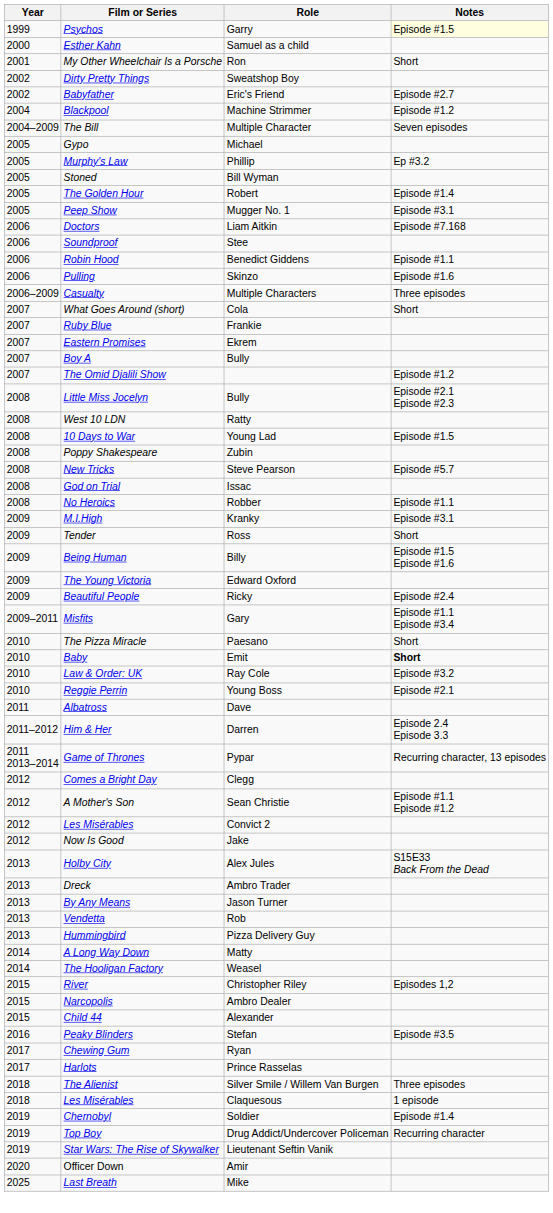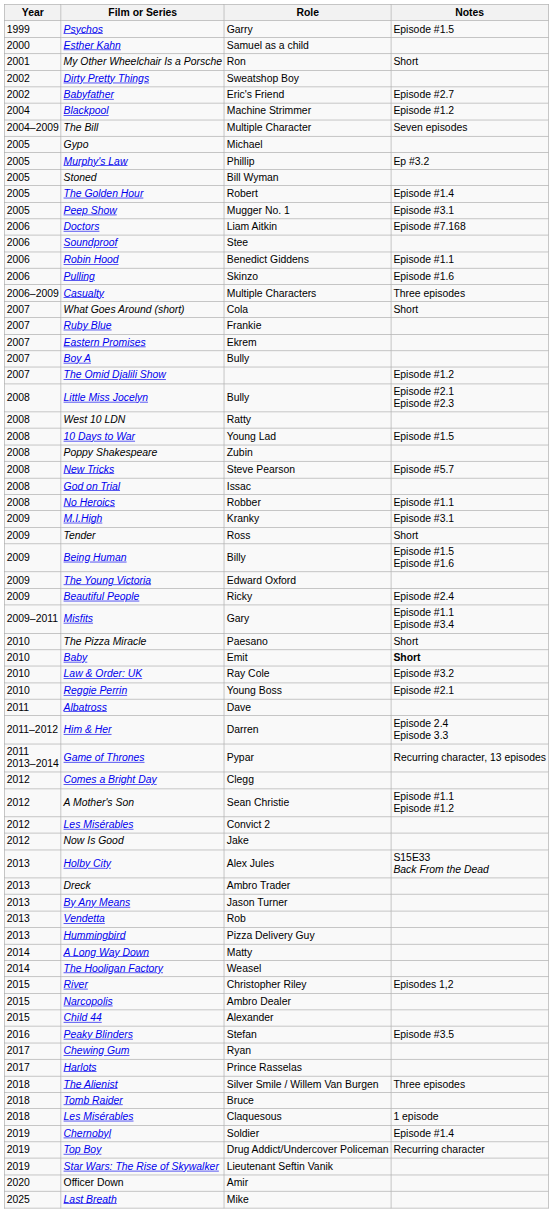(424, 29) lightyellow background -> (424, 29) no background
+ row: (93, 1100)
